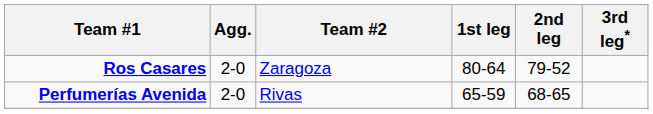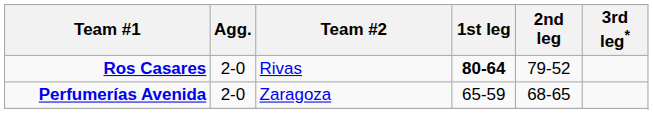(295, 68) Zaragoza -> (281, 68) Rivas
(484, 68) normal -> (484, 68) bold
(281, 95) Rivas -> (295, 95) Zaragoza
